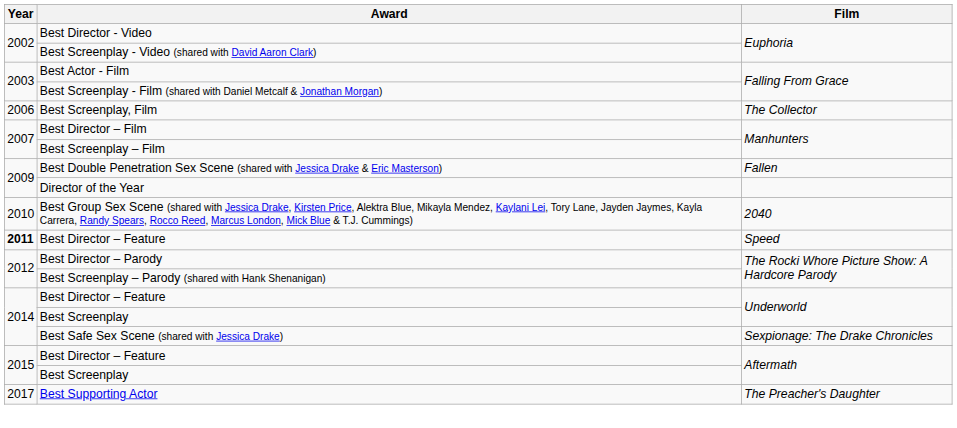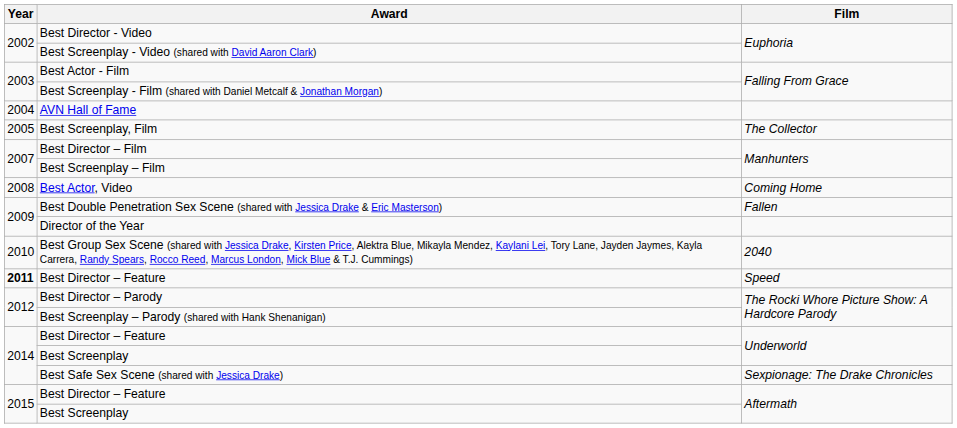+ row: (88, 110)
(21, 110) 2006 -> (21, 129) 2005
+ row: (86, 187)
- row: (99, 394)
